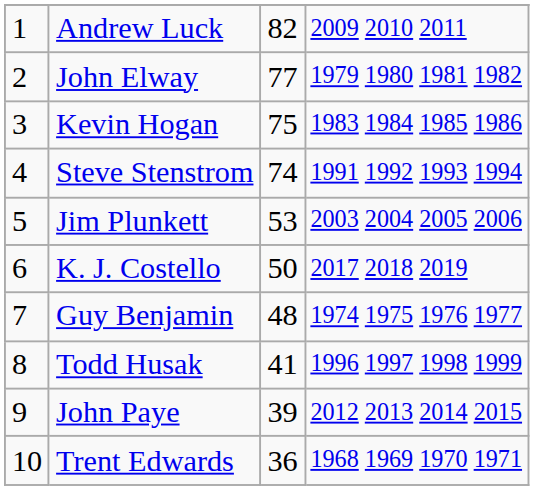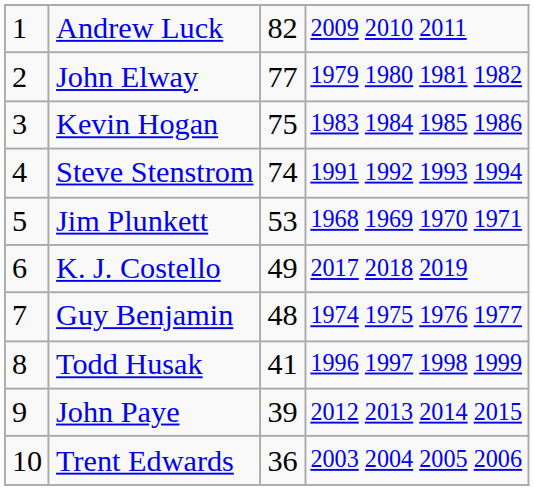(416, 220) 2003 2004 2005 2006 -> (416, 220) 1968 1969 1970 1971
(283, 268) 50 -> (283, 268) 49
(416, 460) 1968 1969 1970 1971 -> (416, 460) 2003 2004 2005 2006
